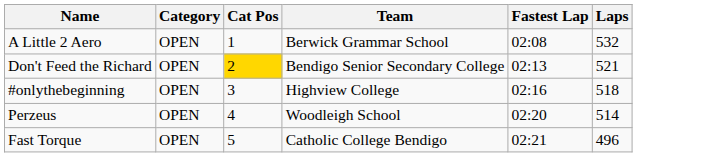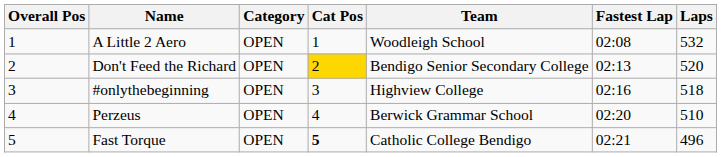+ column: (47, 16)
(367, 41) Berwick Grammar School -> (427, 41) Woodleigh School
(607, 66) 521 -> (692, 66) 520
(343, 115) Woodleigh School -> (452, 115) Berwick Grammar School
(607, 115) 514 -> (692, 115) 510
(231, 139) normal -> (316, 139) bold
